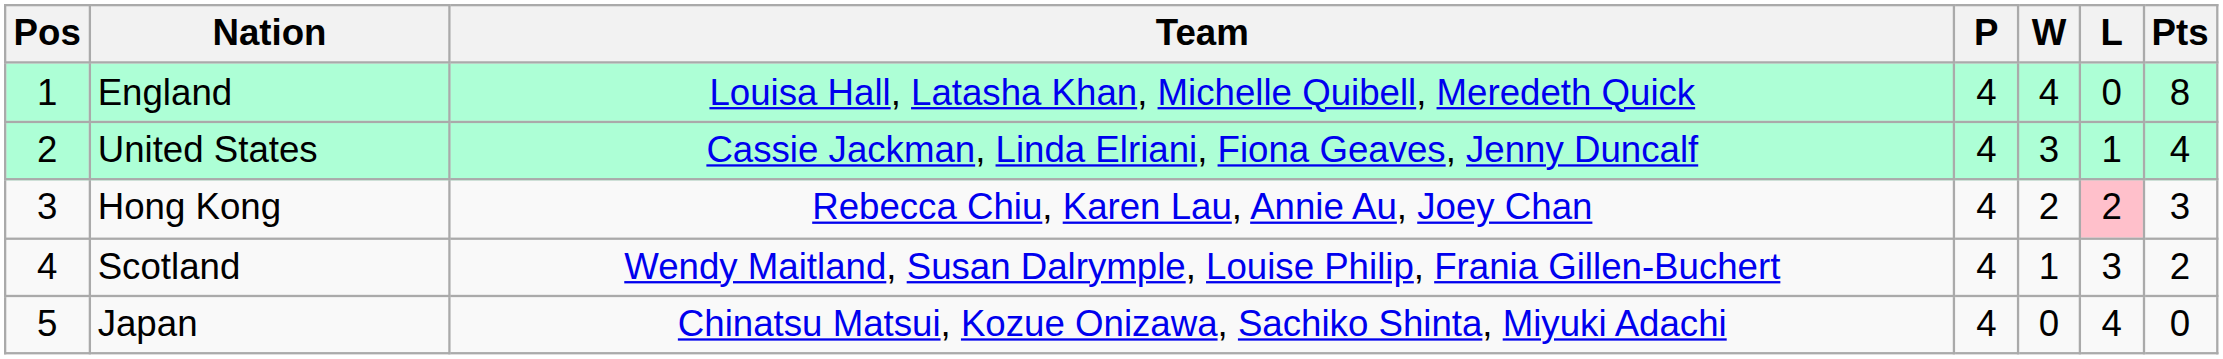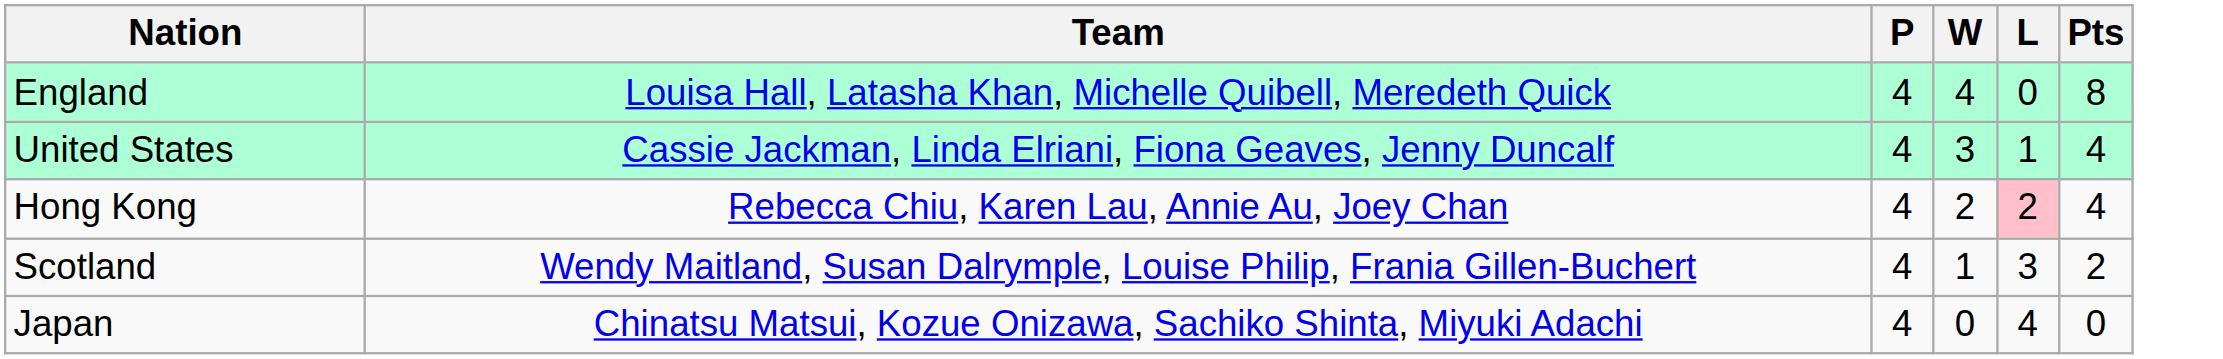- column: (47, 33)
(2180, 207) 3 -> (2096, 207) 4
